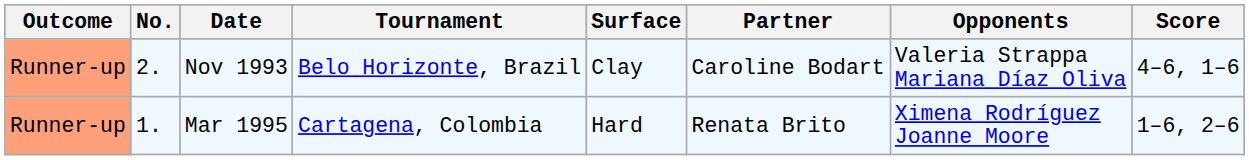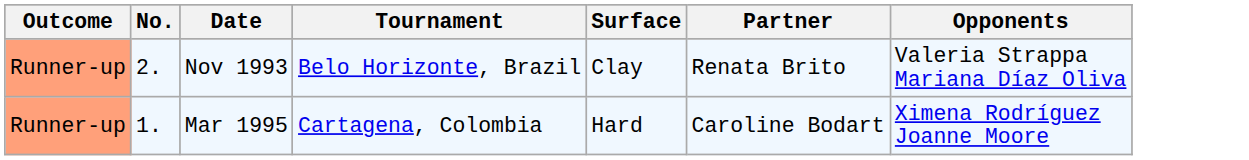- column: (1188, 21)
(788, 67) Caroline Bodart -> (769, 67) Renata Brito
(769, 125) Renata Brito -> (788, 125) Caroline Bodart
